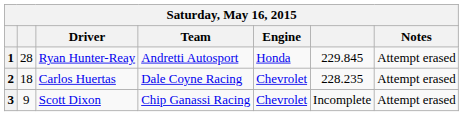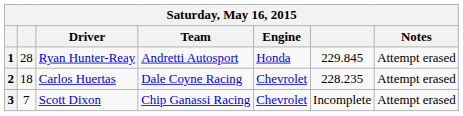(26, 100) 9 -> (26, 100) 7
